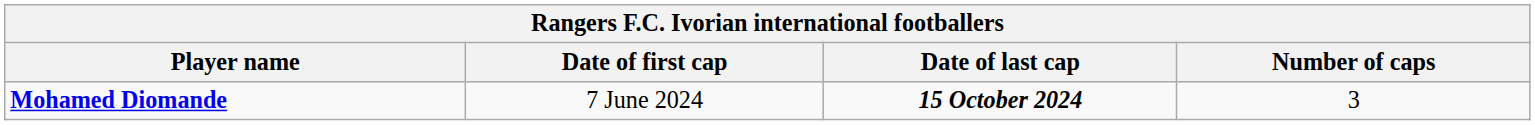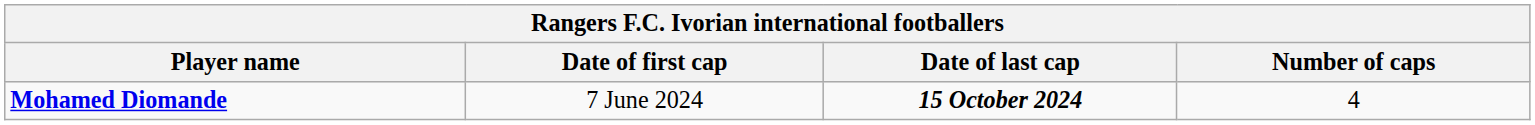(1354, 100) 3 -> (1354, 100) 4
